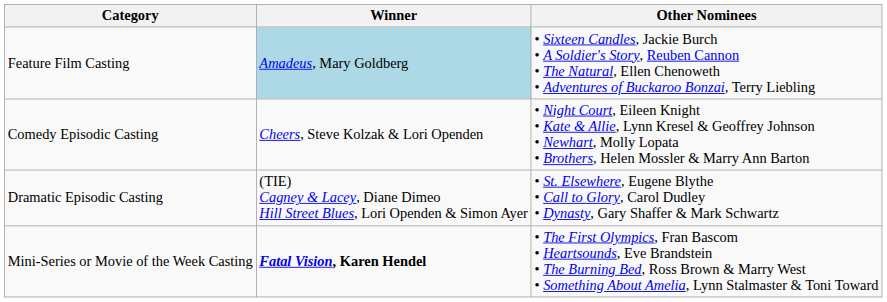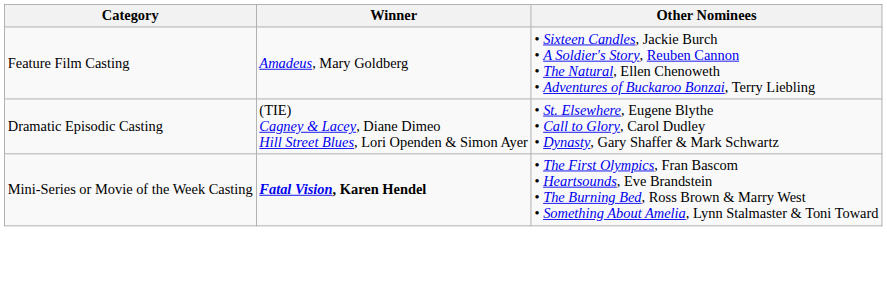(334, 63) lightblue background -> (334, 63) no background
- row: (83, 134)
